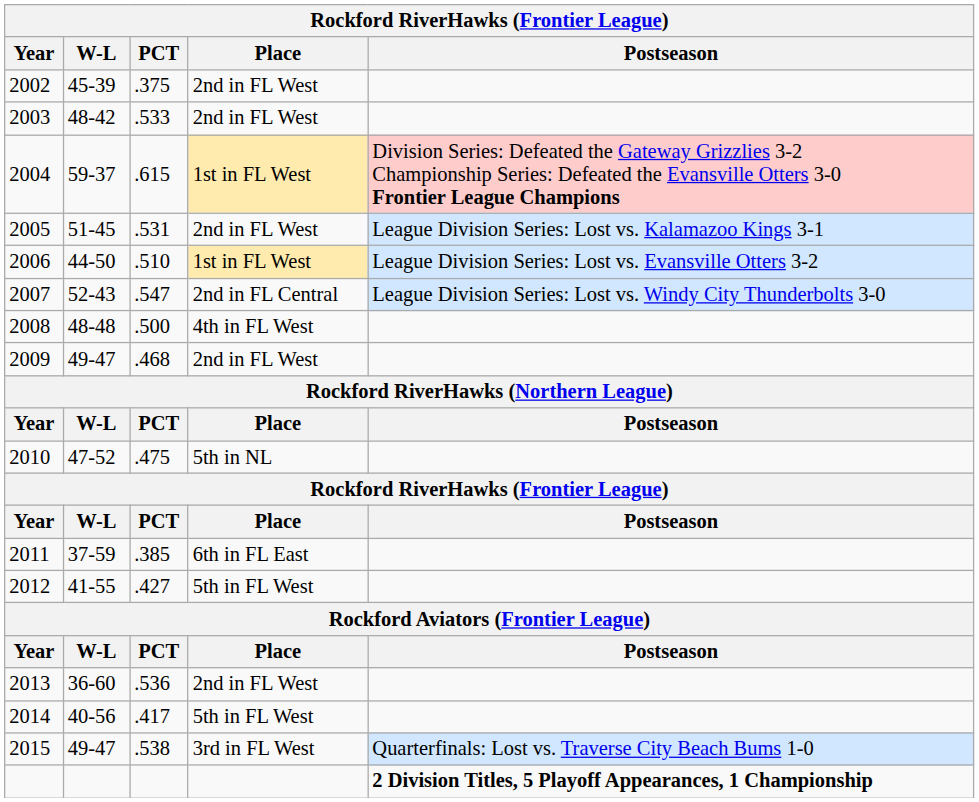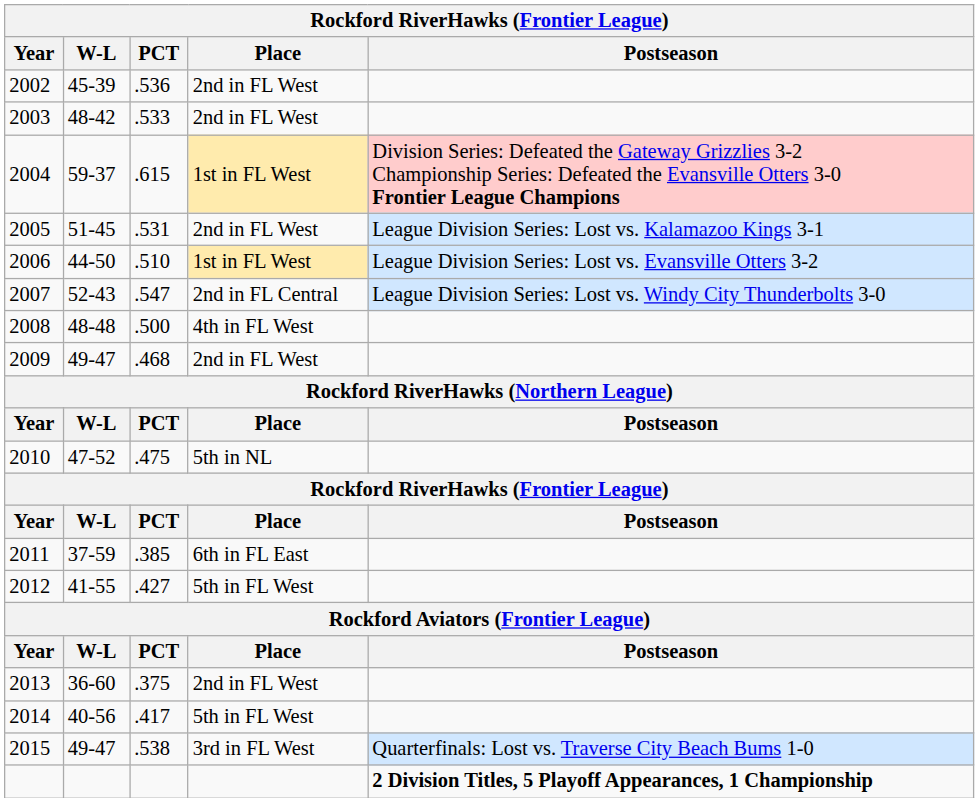(152, 85) .375 -> (152, 85) .536
(152, 683) .536 -> (152, 683) .375
